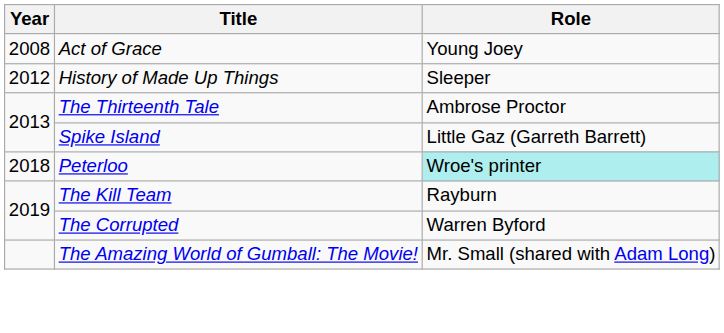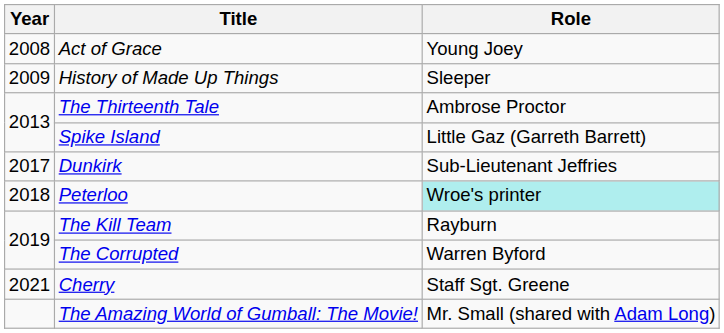(30, 78) 2012 -> (30, 78) 2009
+ row: (90, 166)
+ row: (87, 284)
